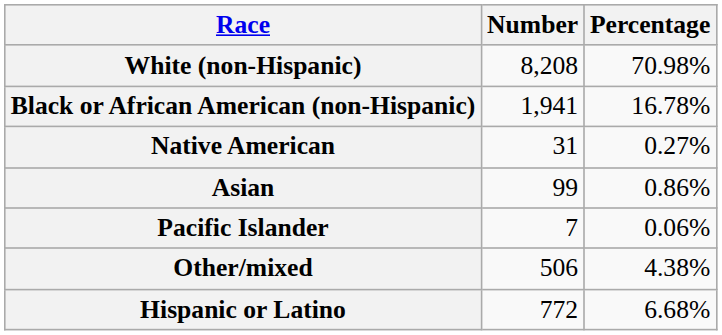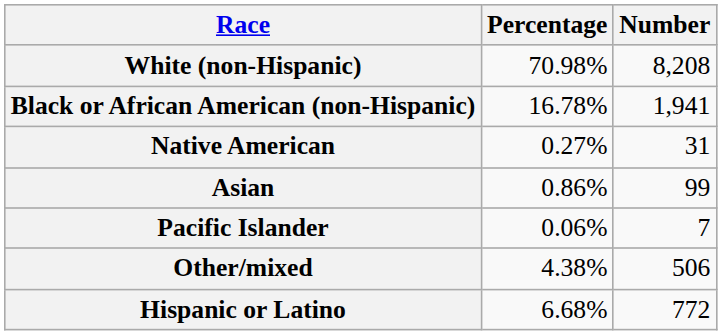columns swapped: (533, 24) <-> (650, 24)
